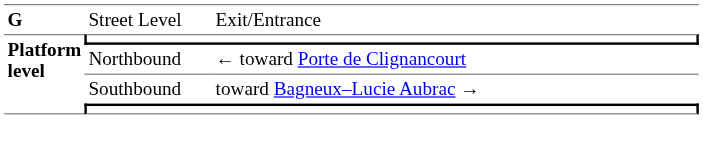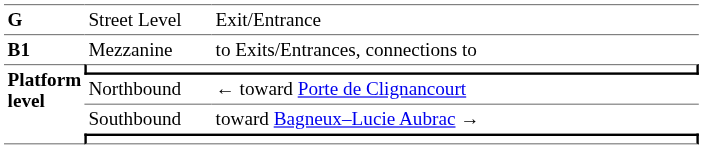+ row: (130, 49)
